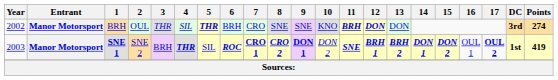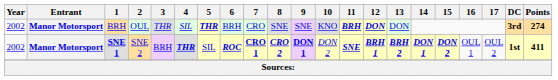(16, 47) 2003 -> (16, 47) 2002
(494, 47) bold -> (494, 47) normal
(539, 47) 419 -> (538, 47) 411
